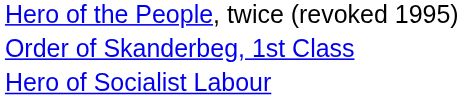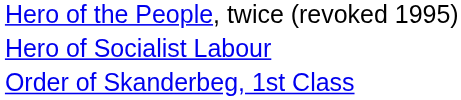rows swapped: (138, 83) <-> (180, 48)
